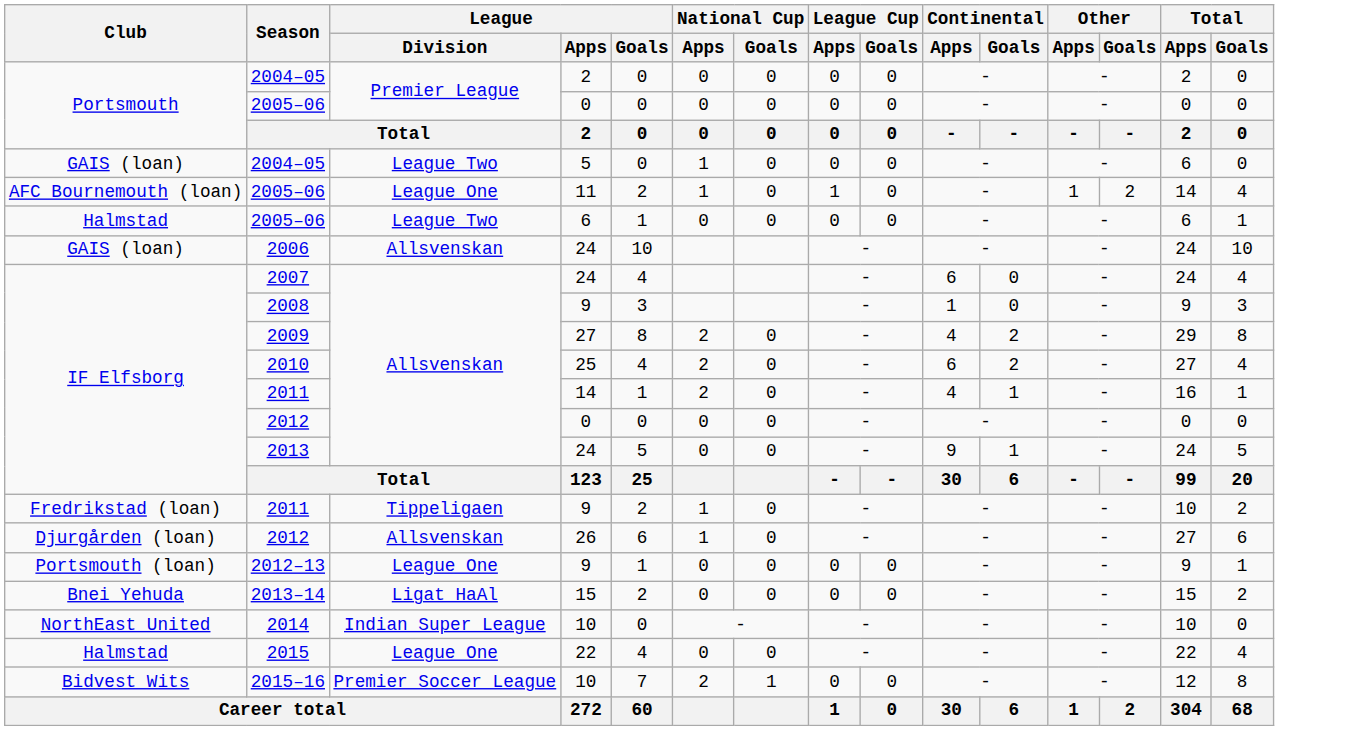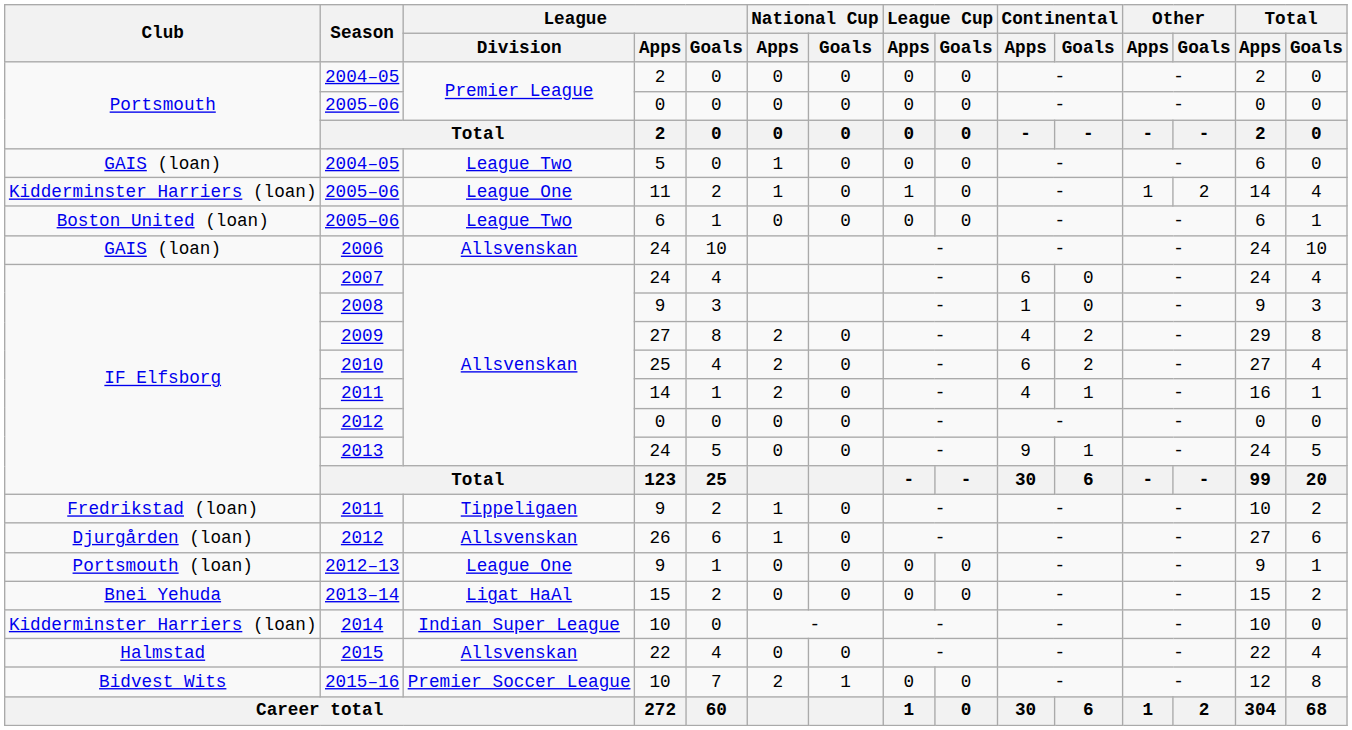(126, 192) AFC Bournemouth (loan) -> (163, 192) Kidderminster Harriers (loan)
(126, 221) Halmstad -> (163, 221) Boston United (loan)
(126, 624) NorthEast United -> (163, 624) Kidderminster Harriers (loan)
(445, 653) League One -> (519, 653) Allsvenskan
